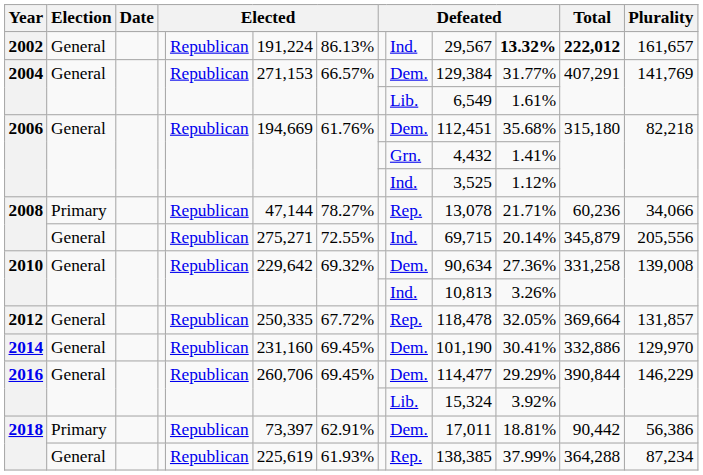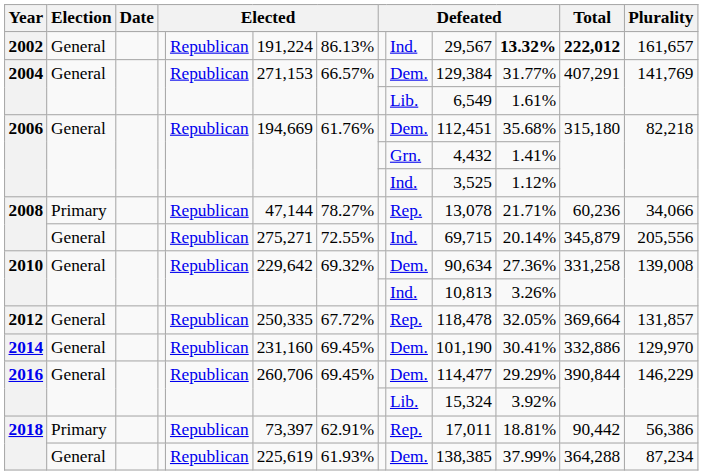(409, 429) Dem. -> (406, 429) Rep.
(406, 456) Rep. -> (409, 456) Dem.
